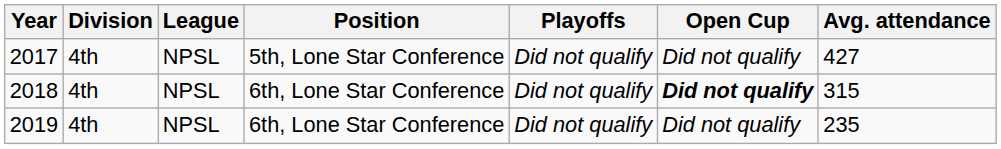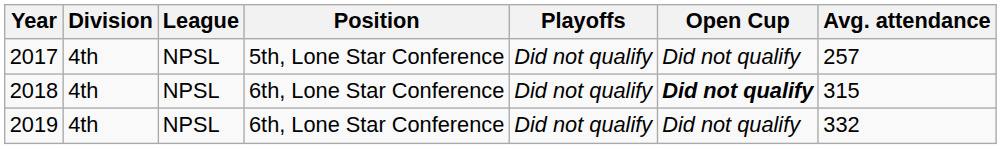(842, 56) 427 -> (842, 56) 257
(842, 125) 235 -> (842, 125) 332
